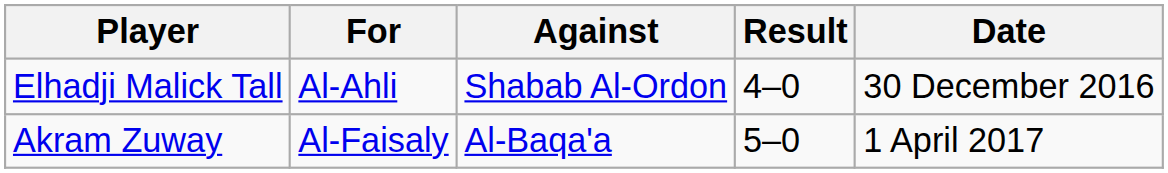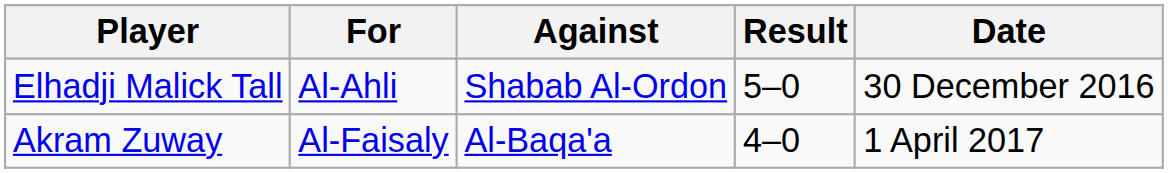(771, 85) 4–0 -> (771, 85) 5–0
(771, 140) 5–0 -> (771, 140) 4–0
